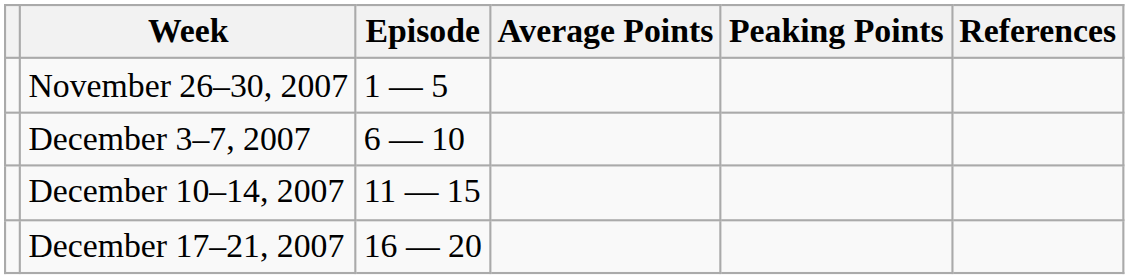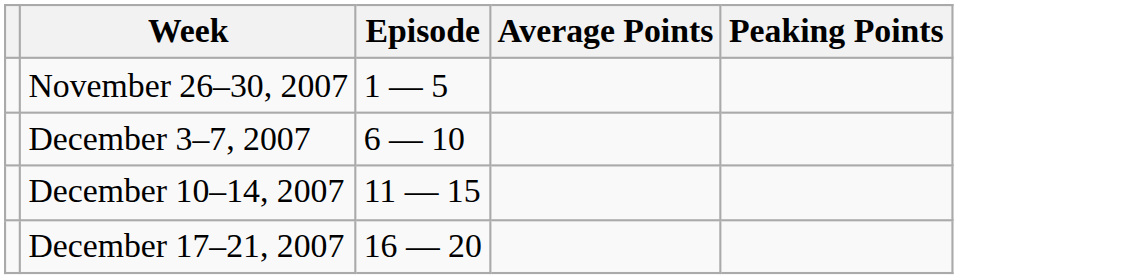- column: (1038, 31)
